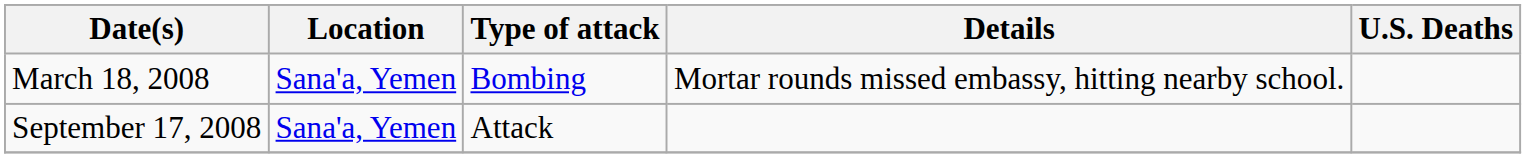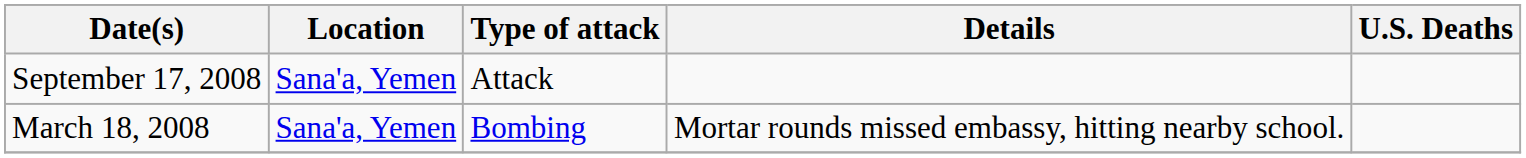rows swapped: (111, 78) <-> (137, 127)
